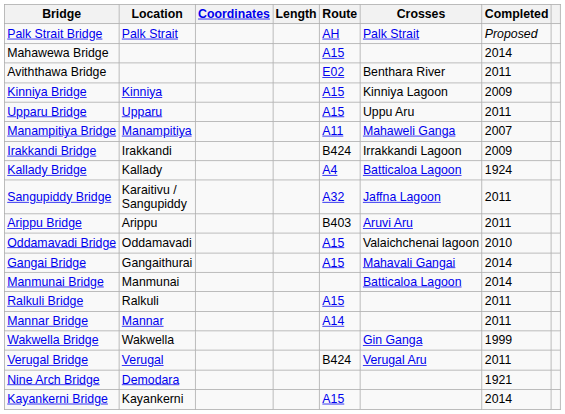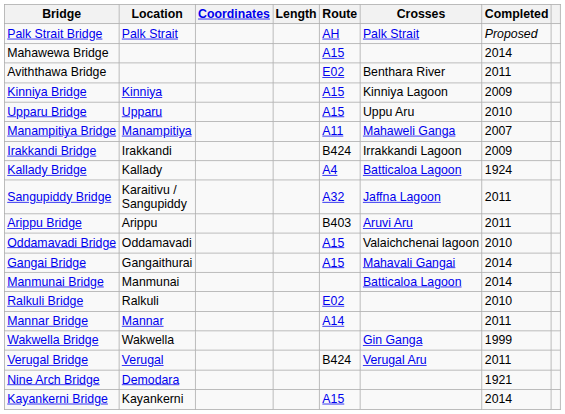(498, 111) 2011 -> (499, 111) 2010
(333, 301) A15 -> (333, 301) E02
(498, 301) 2011 -> (499, 301) 2010
